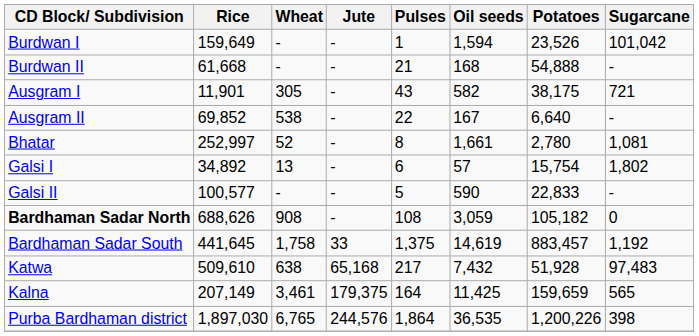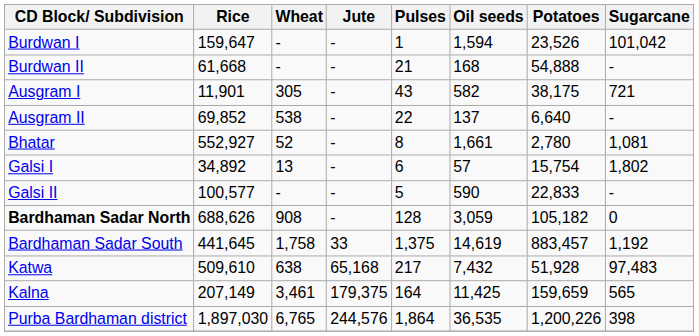(226, 42) 159,649 -> (226, 42) 159,647
(466, 117) 167 -> (466, 117) 137
(226, 142) 252,997 -> (226, 142) 552,927
(408, 218) 108 -> (408, 218) 128
